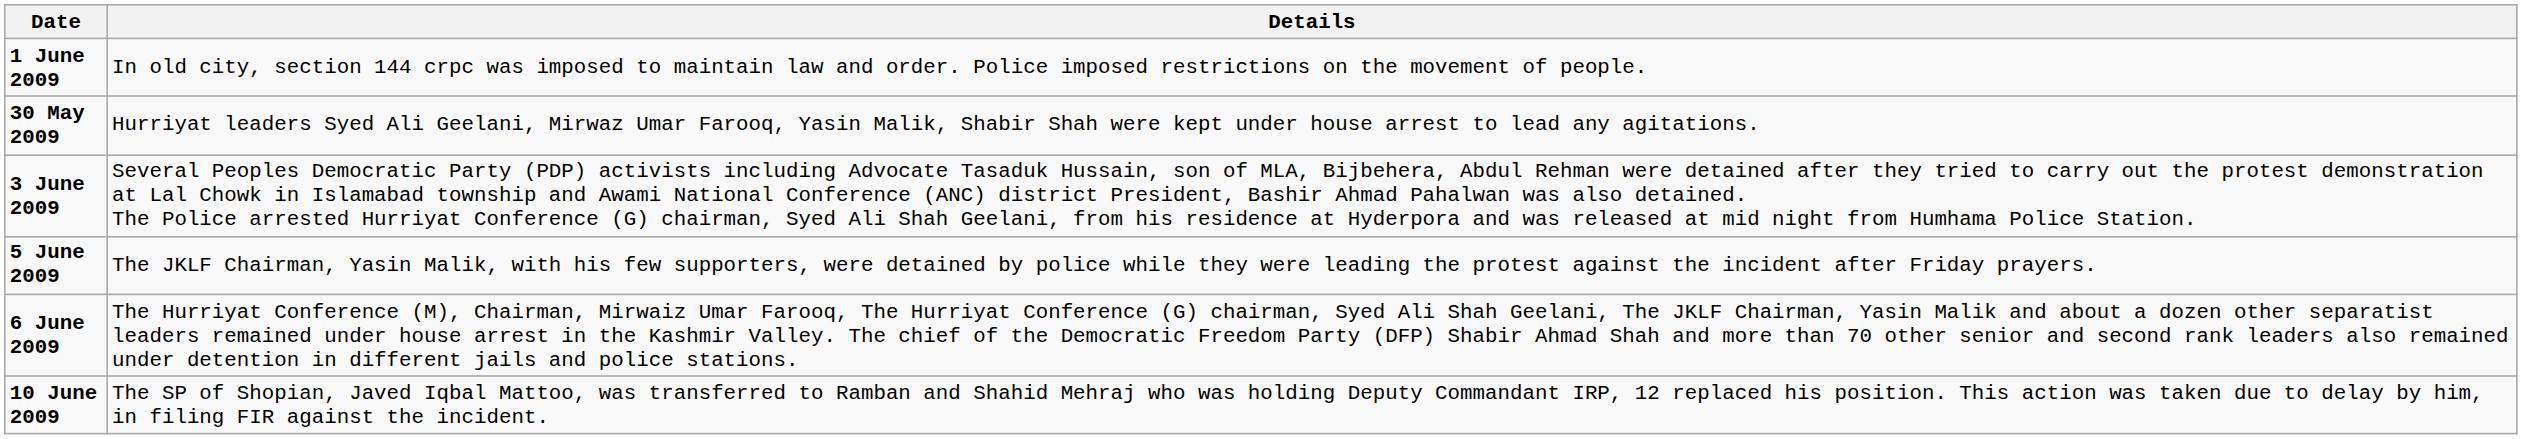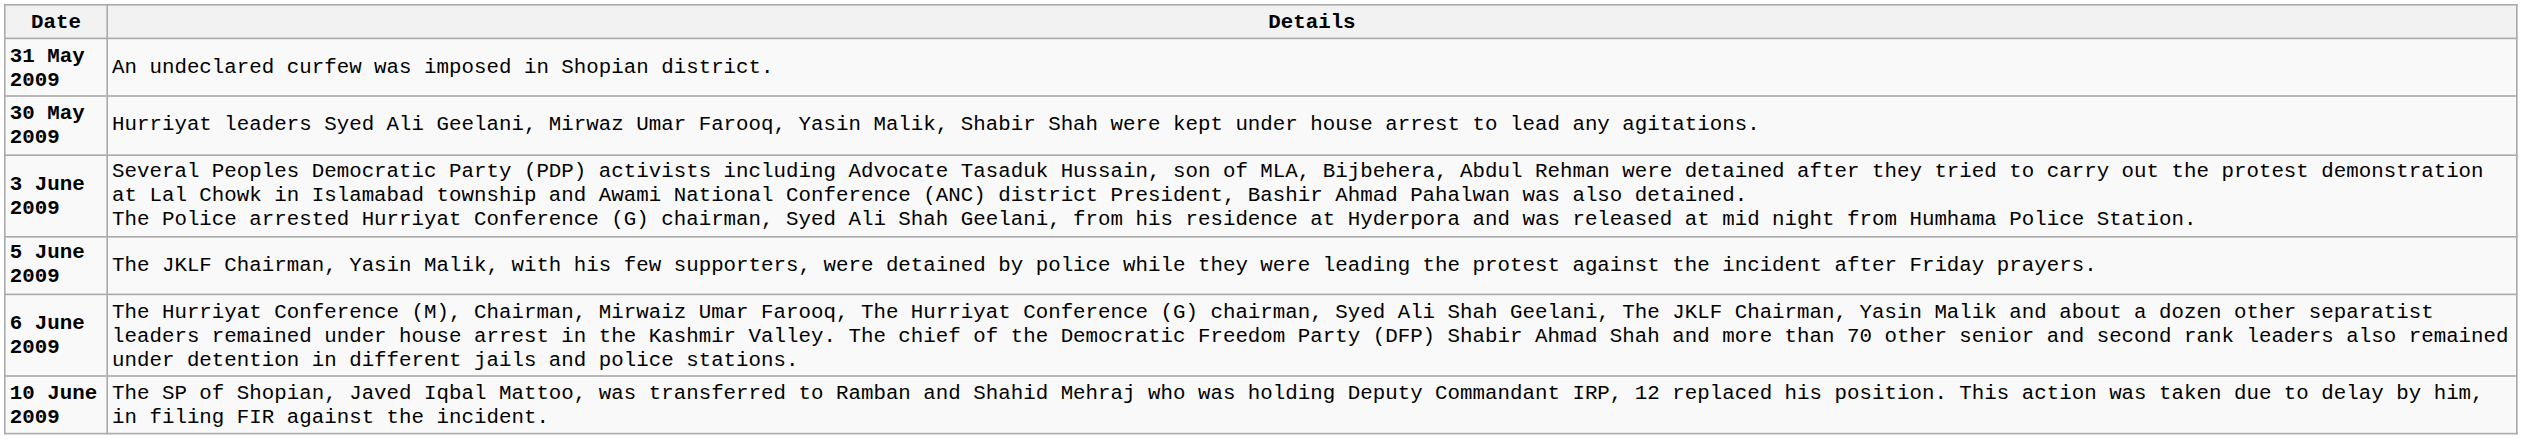+ row: (47, 68)
- row: (47, 68)
